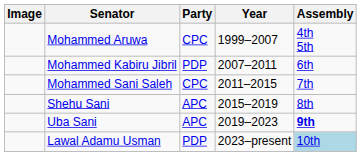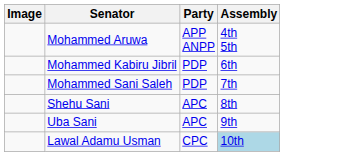- column: (255, 14)
(195, 39) CPC -> (199, 39) APP ANPP
(195, 84) CPC -> (195, 84) PDP
(306, 122) bold -> (229, 122) normal
(195, 141) PDP -> (195, 141) CPC
